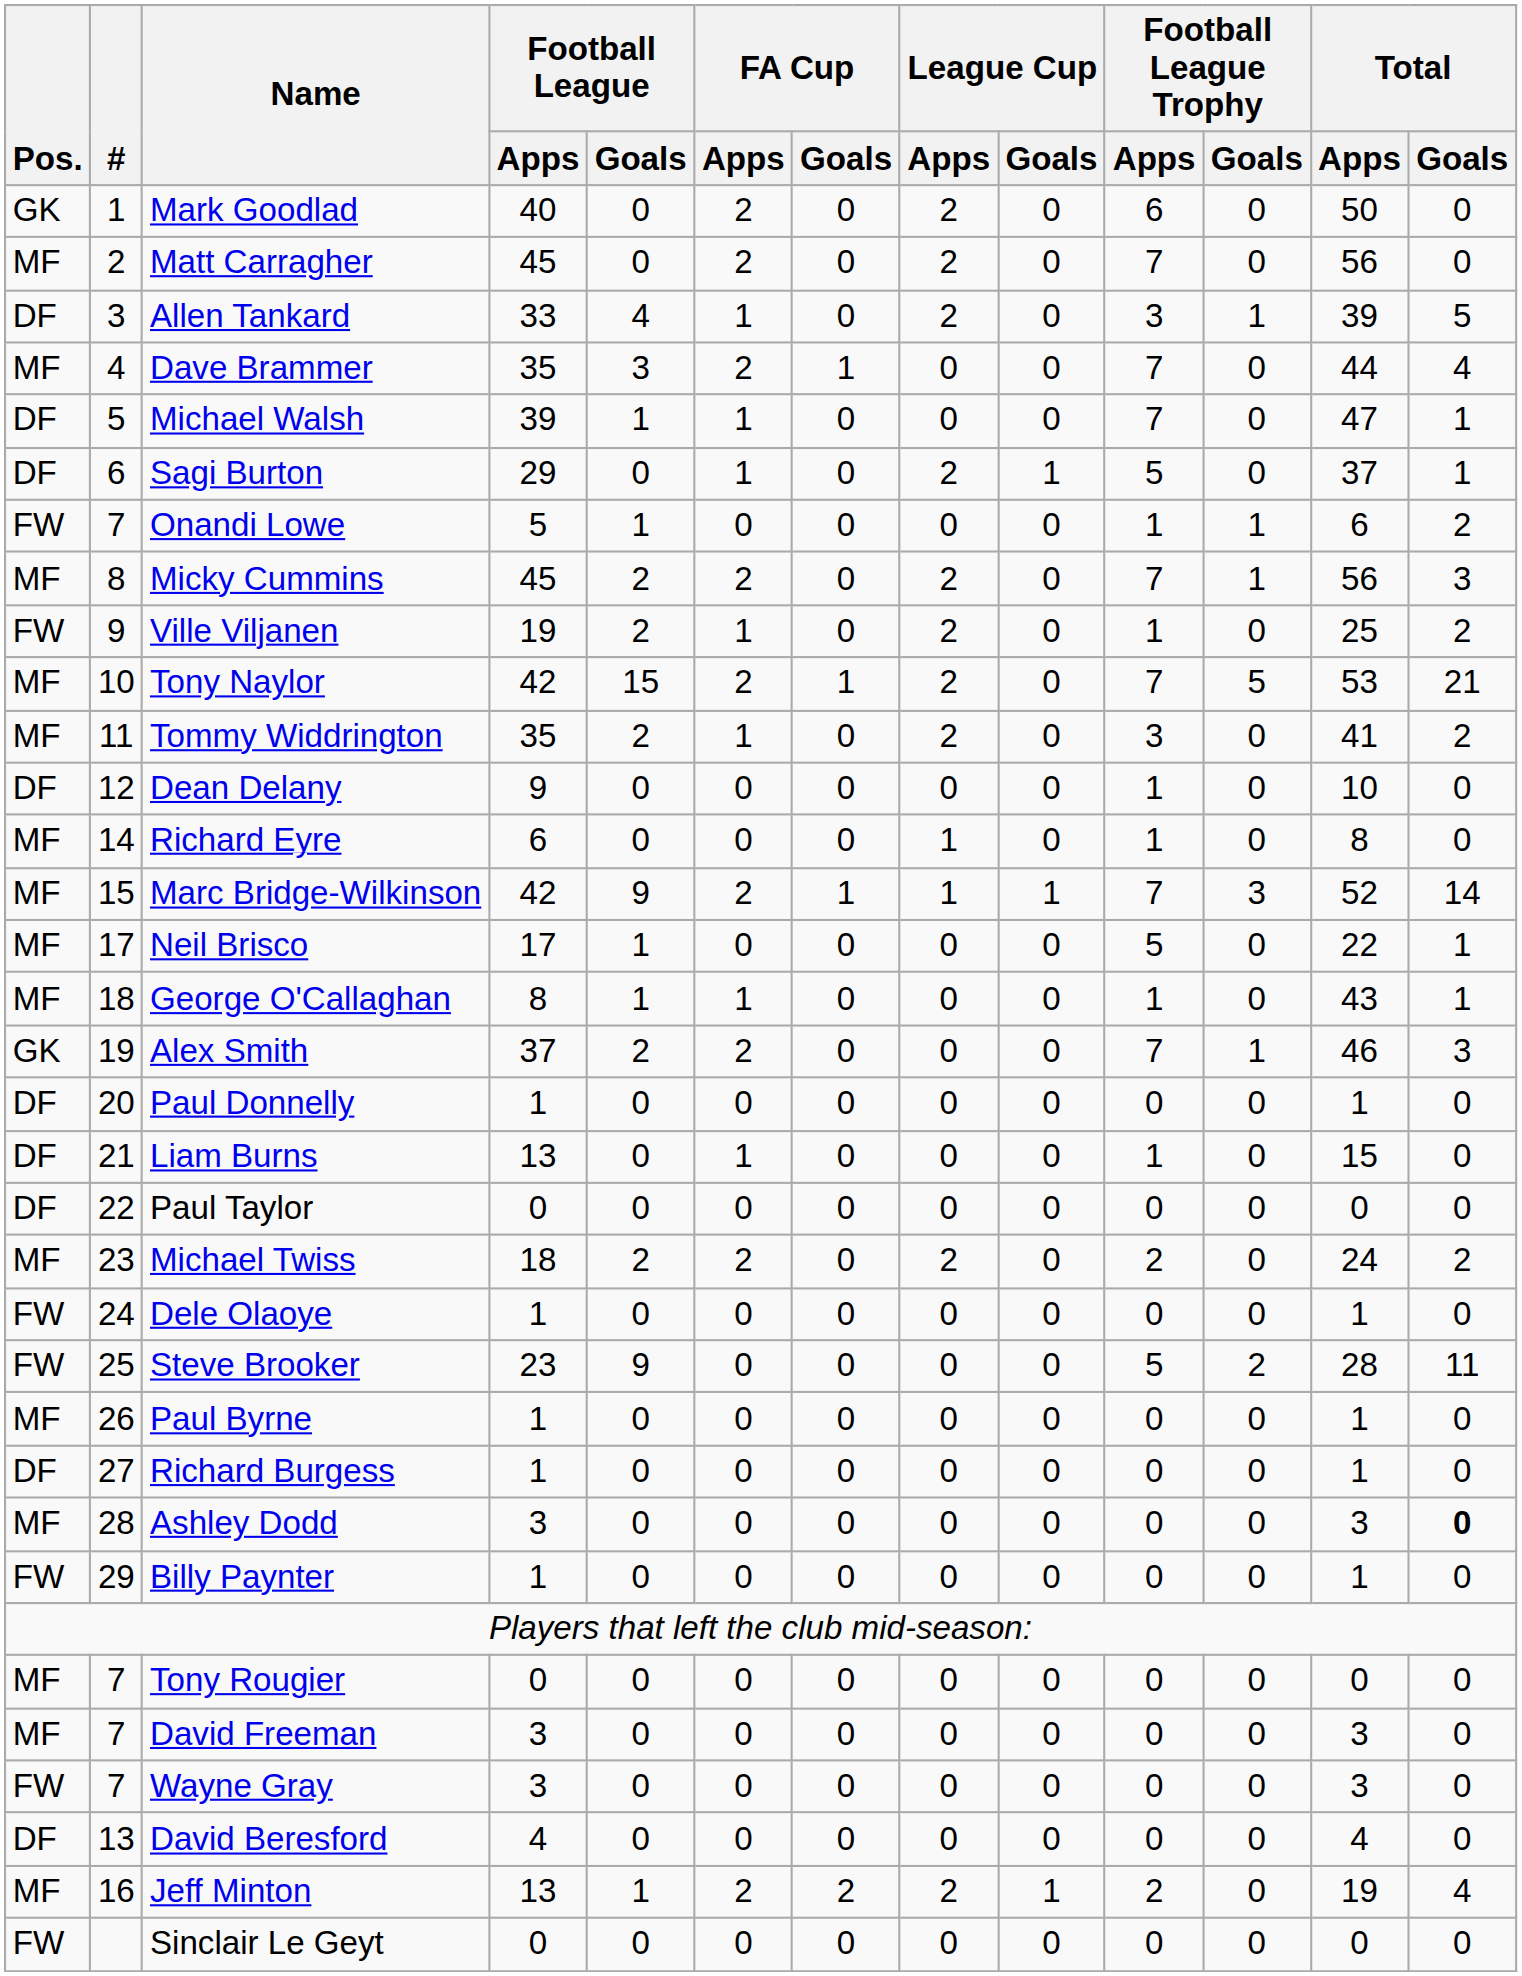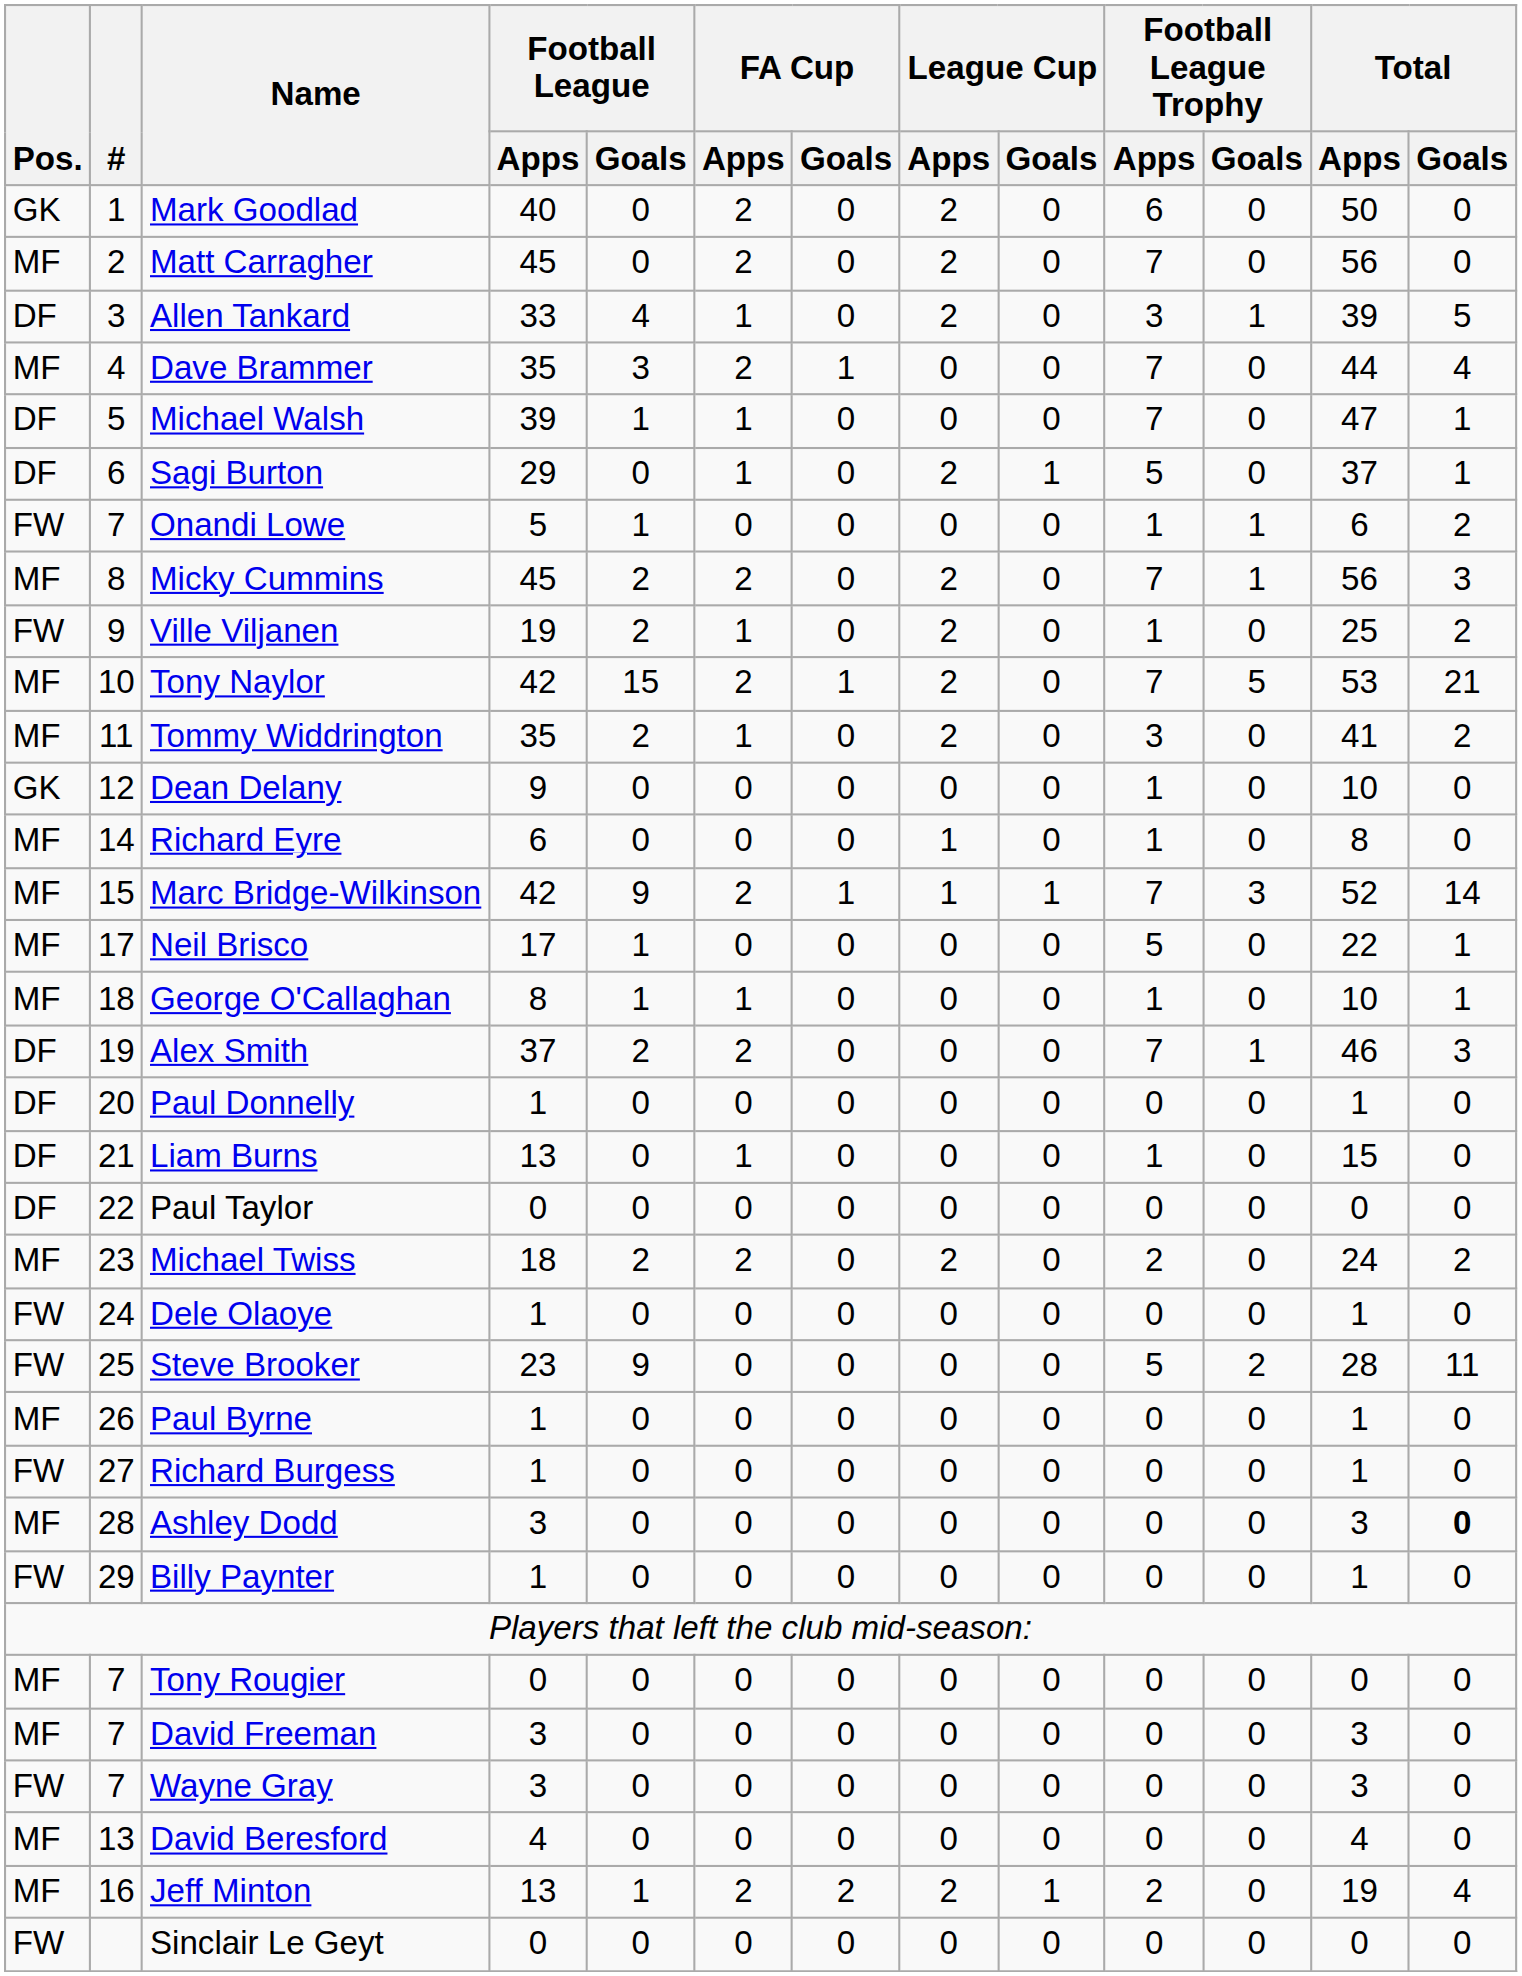(35, 788) DF -> (37, 788) GK
(1359, 998) 43 -> (1359, 998) 10
(37, 1050) GK -> (35, 1050) DF
(35, 1470) DF -> (38, 1470) FW
(35, 1838) DF -> (37, 1838) MF
